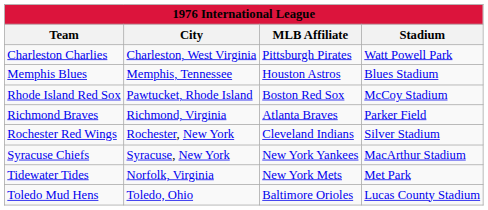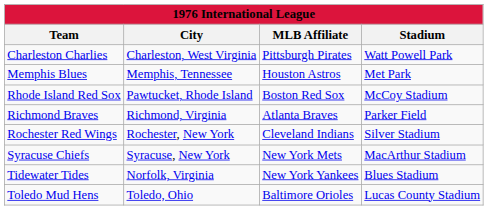(401, 74) Blues Stadium -> (388, 74) Met Park
(310, 154) New York Yankees -> (302, 154) New York Mets
(302, 174) New York Mets -> (310, 174) New York Yankees
(388, 174) Met Park -> (401, 174) Blues Stadium
